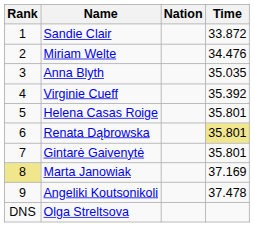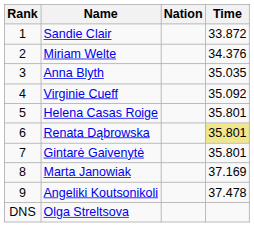(227, 53) 34.476 -> (227, 53) 34.376
(227, 93) 35.392 -> (227, 93) 35.092
(23, 172) khaki background -> (23, 172) no background
